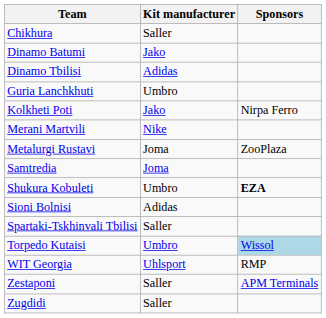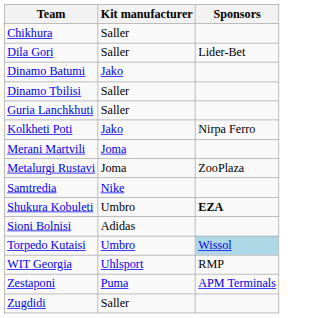+ row: (30, 52)
(160, 71) Adidas -> (115, 91) Saller
(160, 91) Umbro -> (115, 110) Saller
(155, 129) Nike -> (114, 149) Joma
(156, 168) Joma -> (113, 187) Nike
- row: (72, 226)
(157, 284) Saller -> (115, 284) Puma
